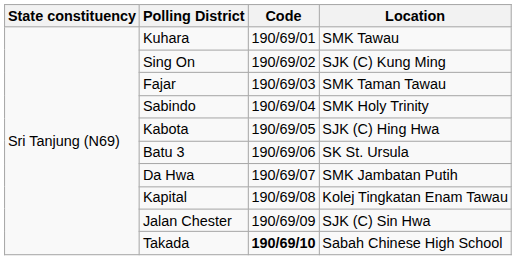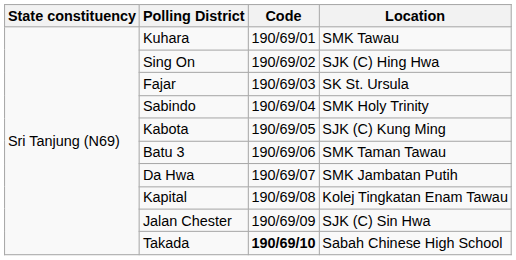(384, 61) SJK (C) Kung Ming -> (381, 61) SJK (C) Hing Hwa
(384, 84) SMK Taman Tawau -> (366, 84) SK St. Ursula
(381, 129) SJK (C) Hing Hwa -> (384, 129) SJK (C) Kung Ming
(366, 152) SK St. Ursula -> (384, 152) SMK Taman Tawau
